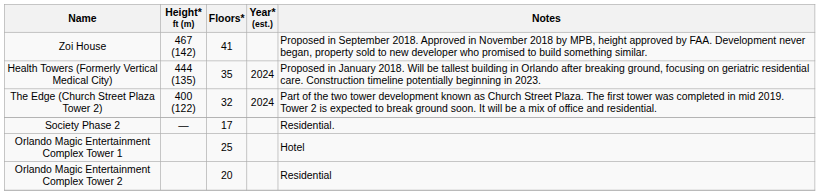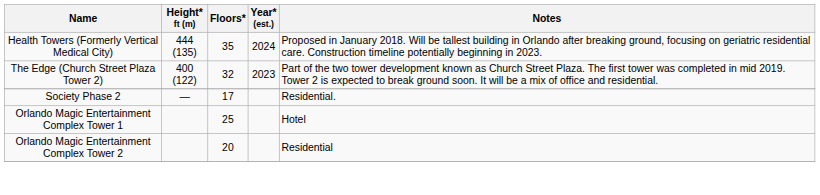- row: (82, 46)
(262, 103) 2024 -> (264, 74) 2023
